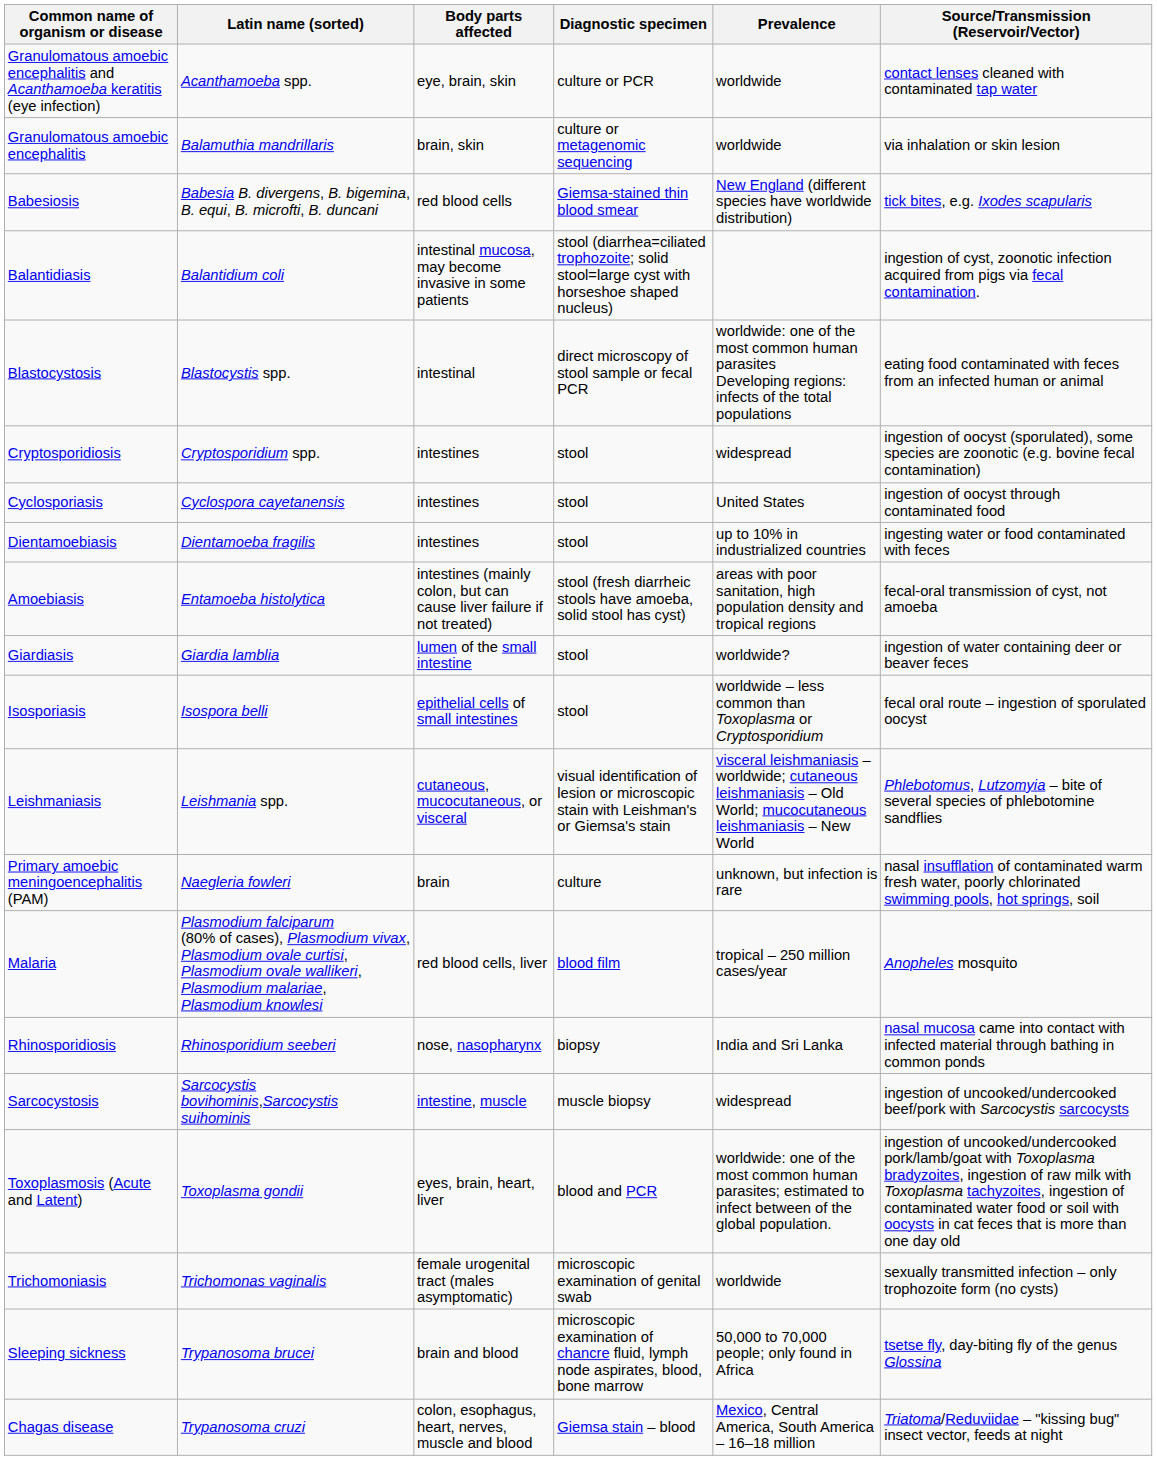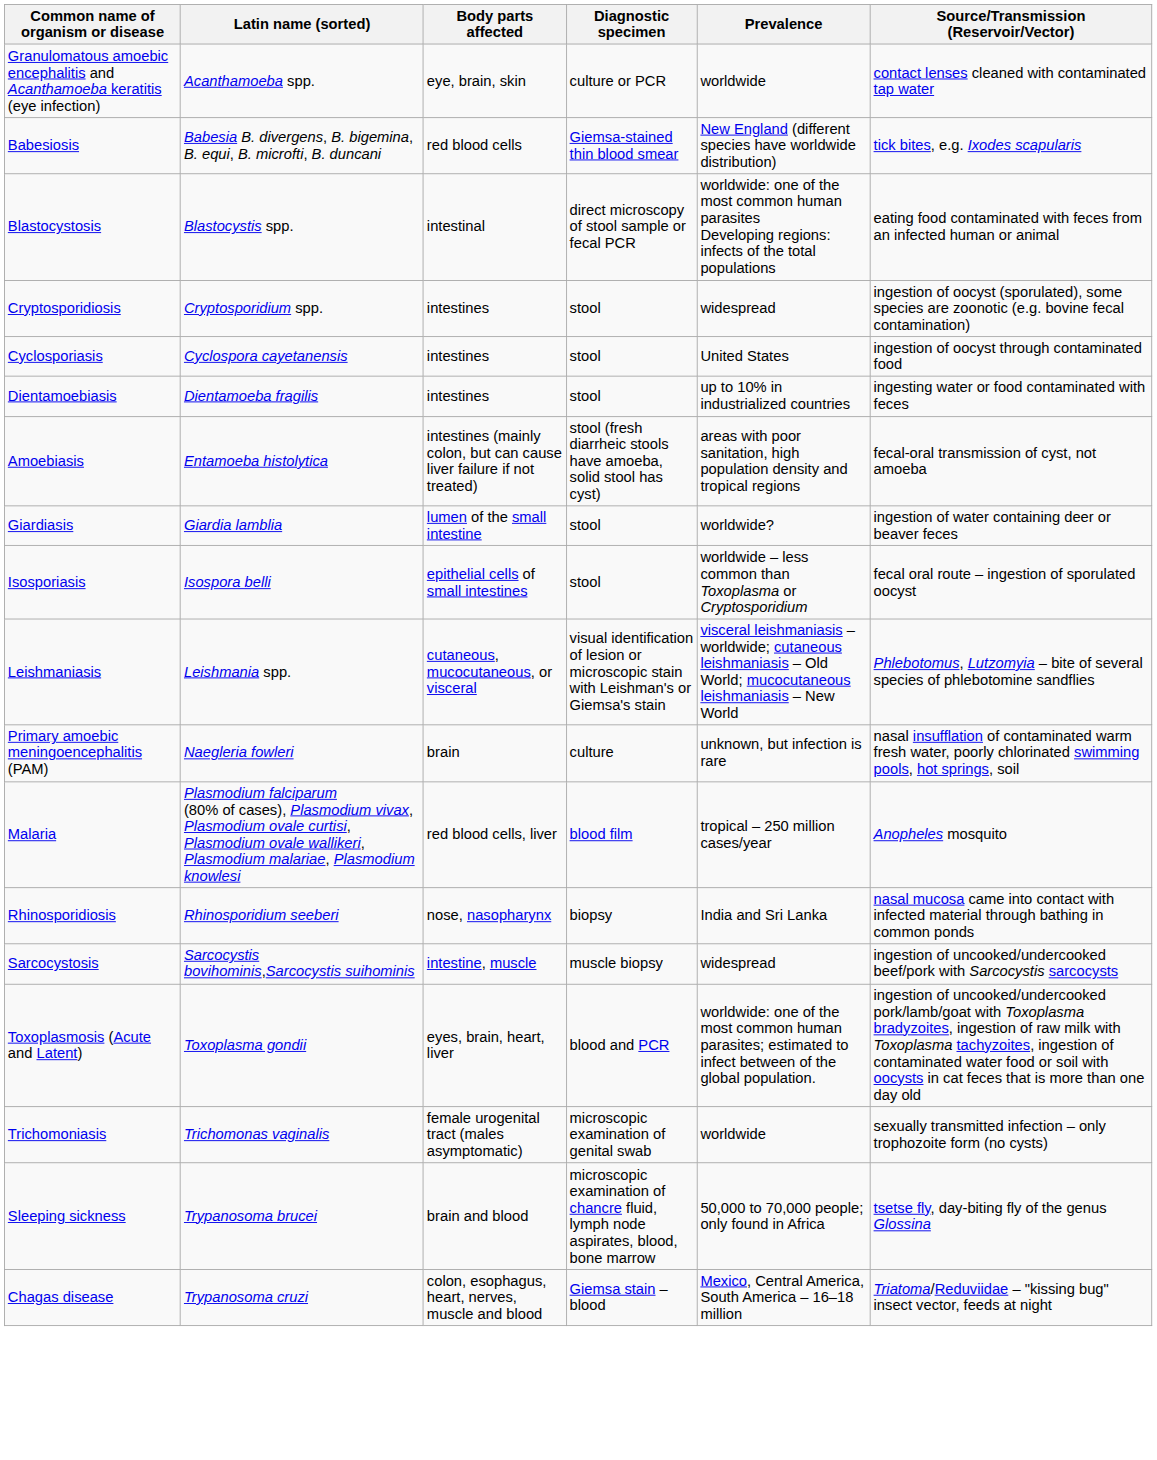- row: (88, 145)
- row: (49, 275)
